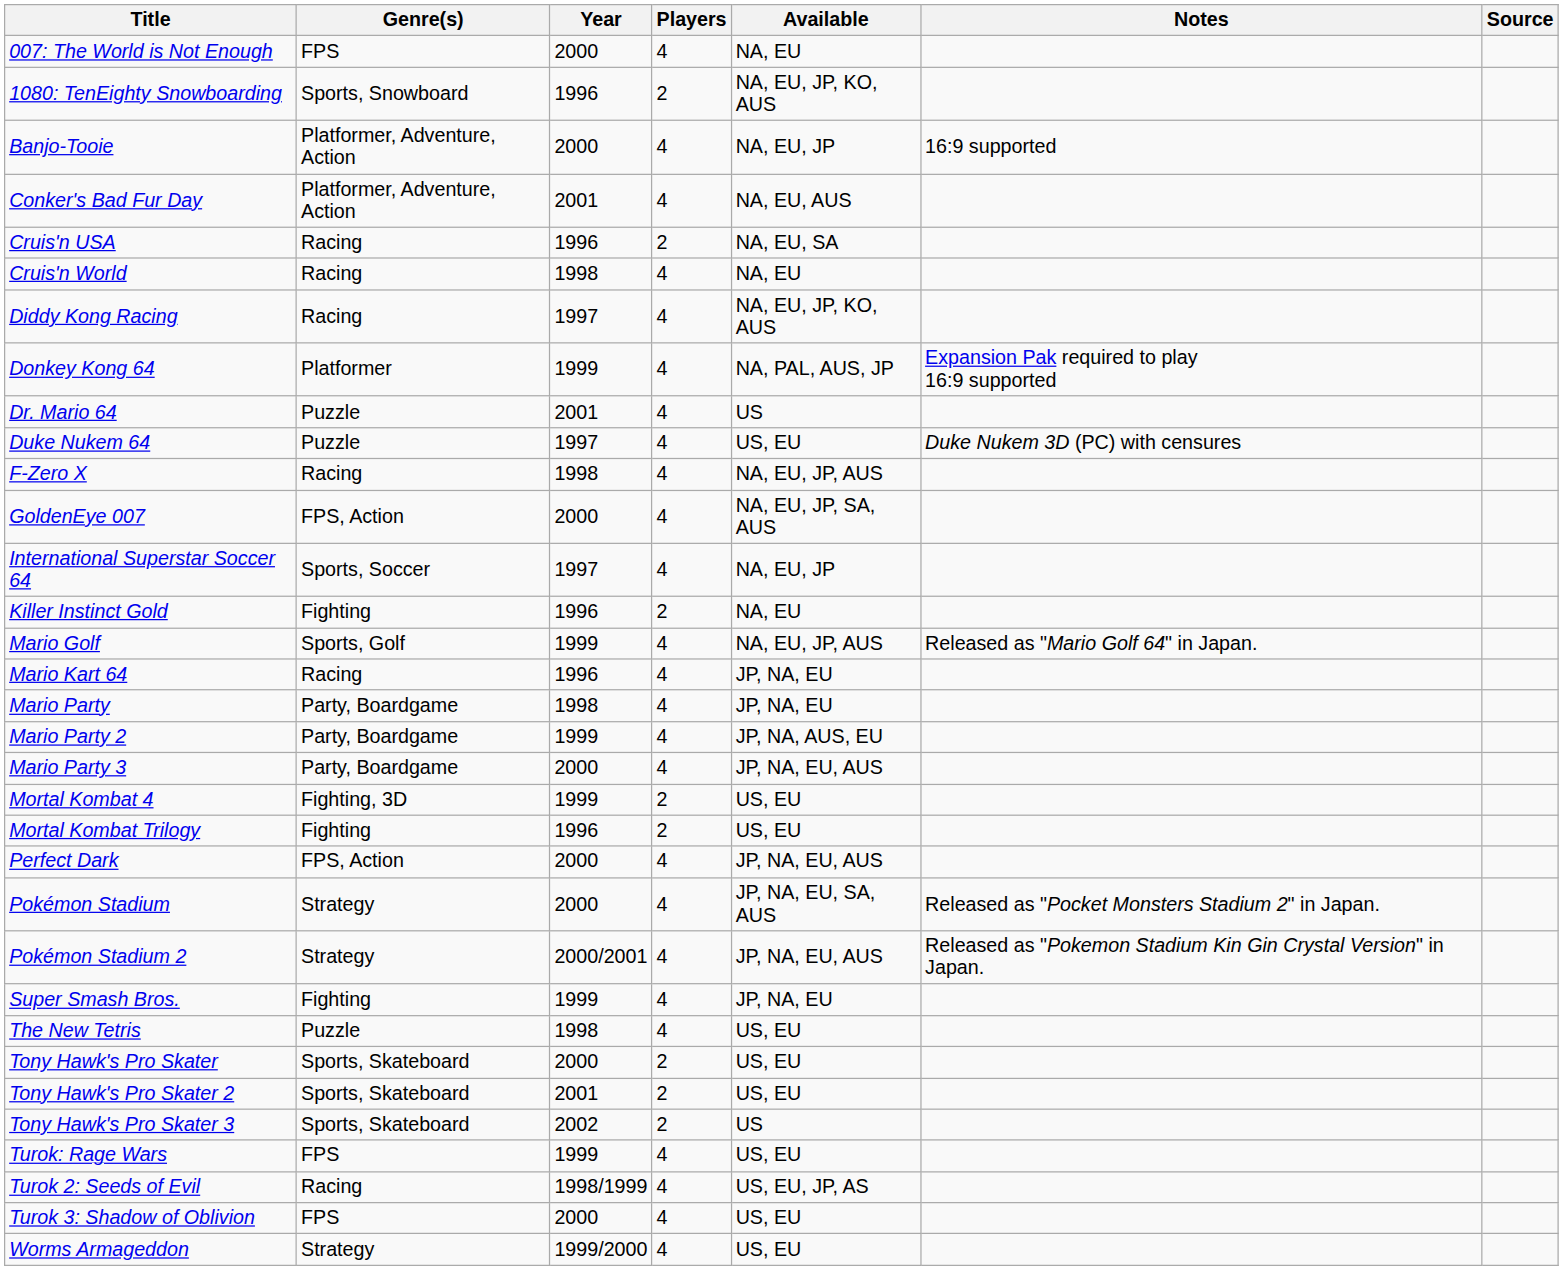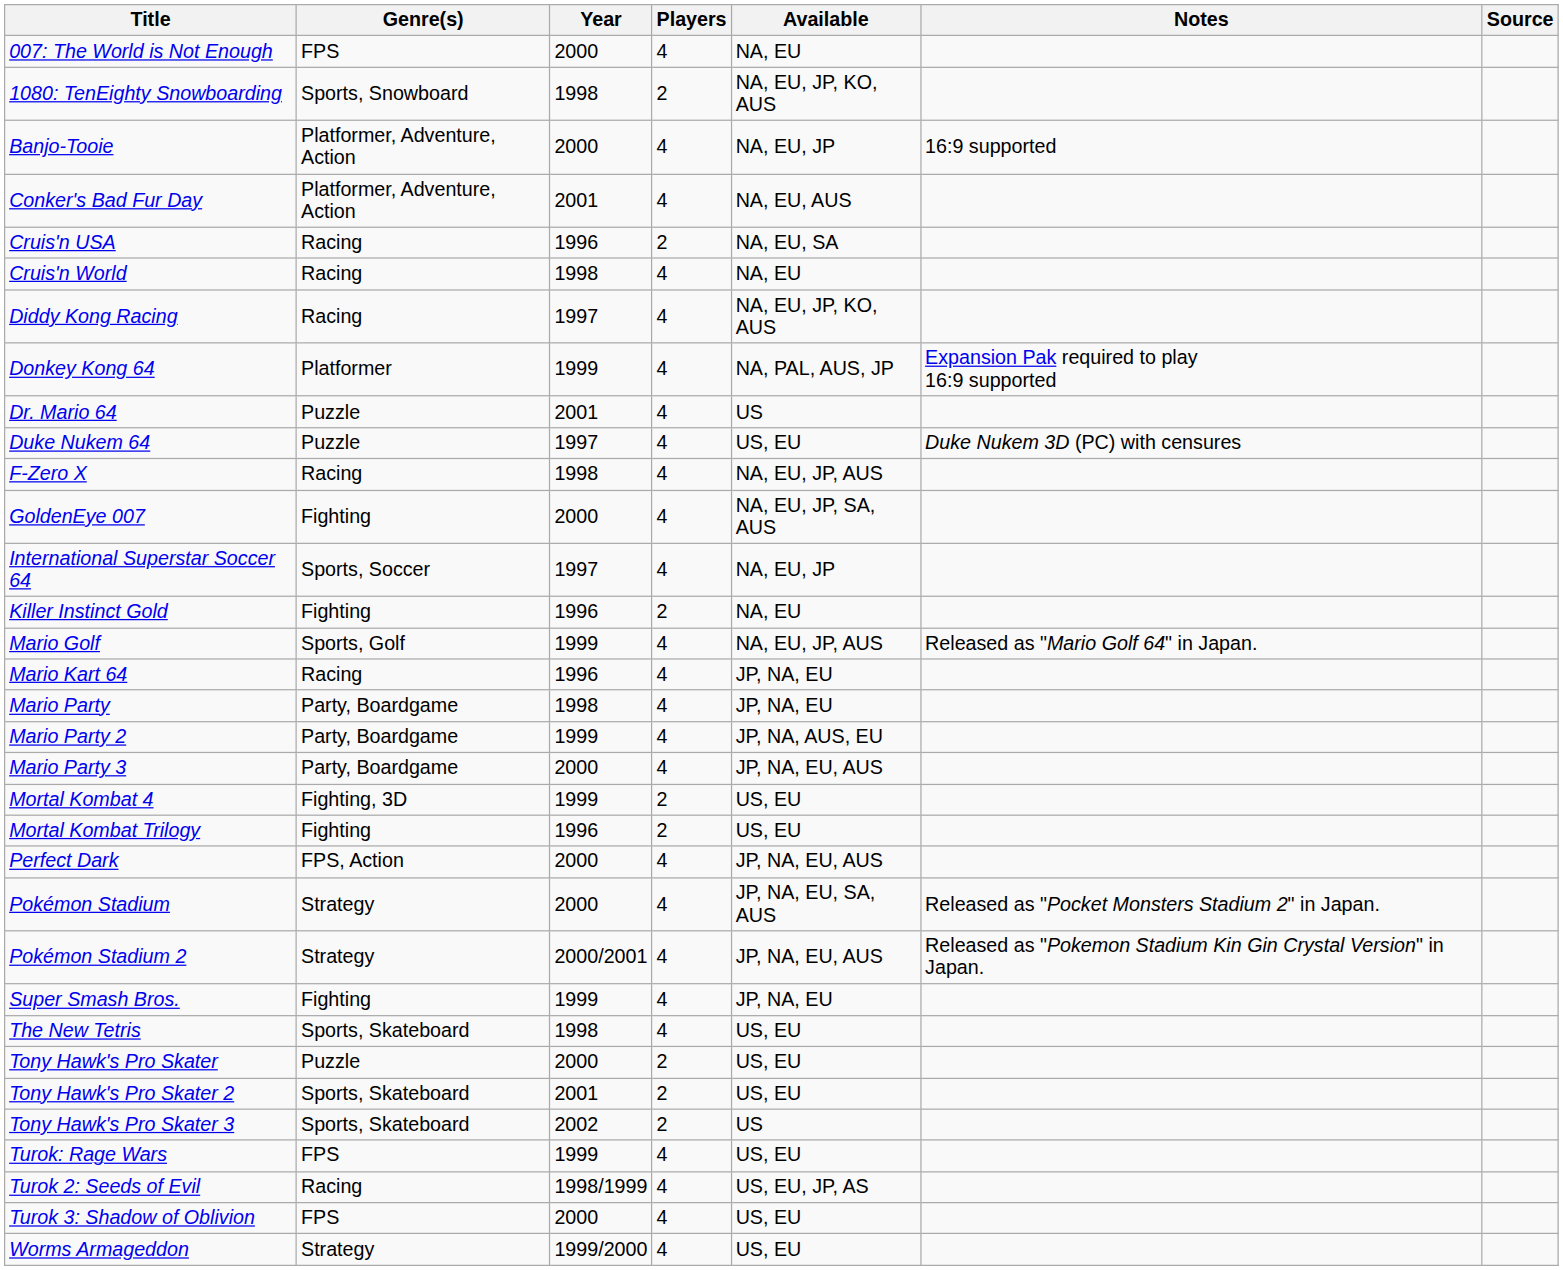(576, 93) 1996 -> (576, 93) 1998
(352, 516) FPS, Action -> (336, 516) Fighting
(331, 1030) Puzzle -> (385, 1030) Sports, Skateboard
(385, 1062) Sports, Skateboard -> (331, 1062) Puzzle
